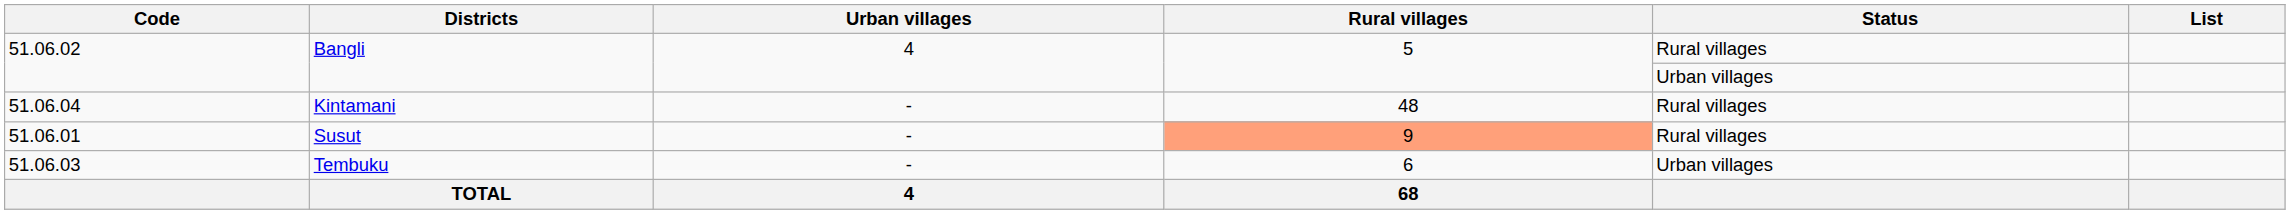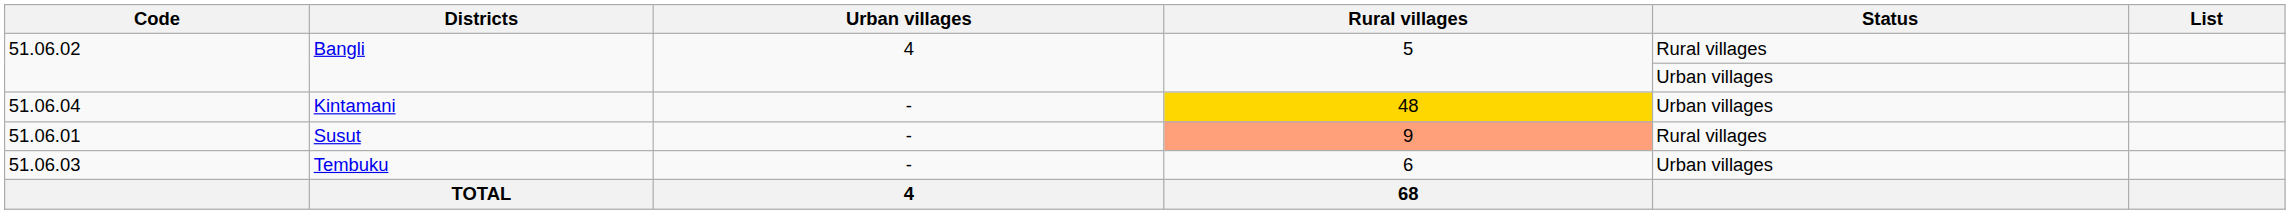(1408, 106) no background -> (1408, 106) gold background
(1712, 106) Rural villages -> (1715, 106) Urban villages
